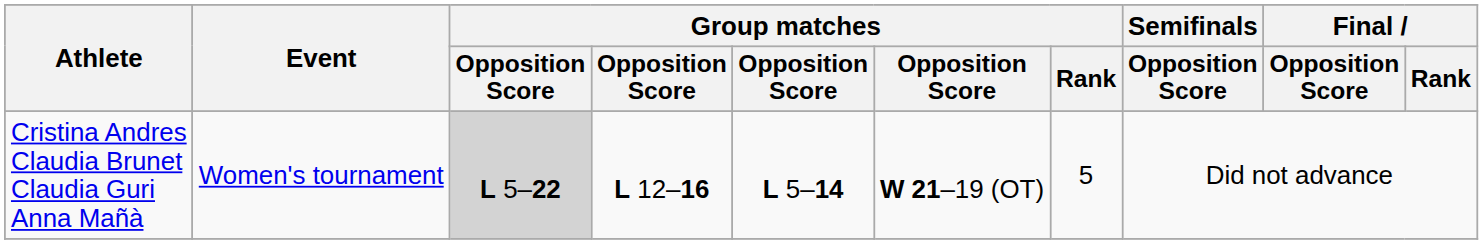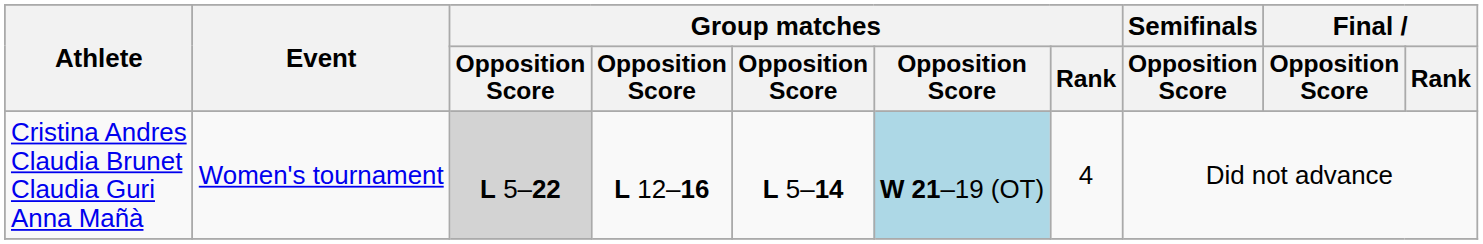(962, 190) no background -> (962, 190) lightblue background
(1086, 176) 5 -> (1086, 176) 4
